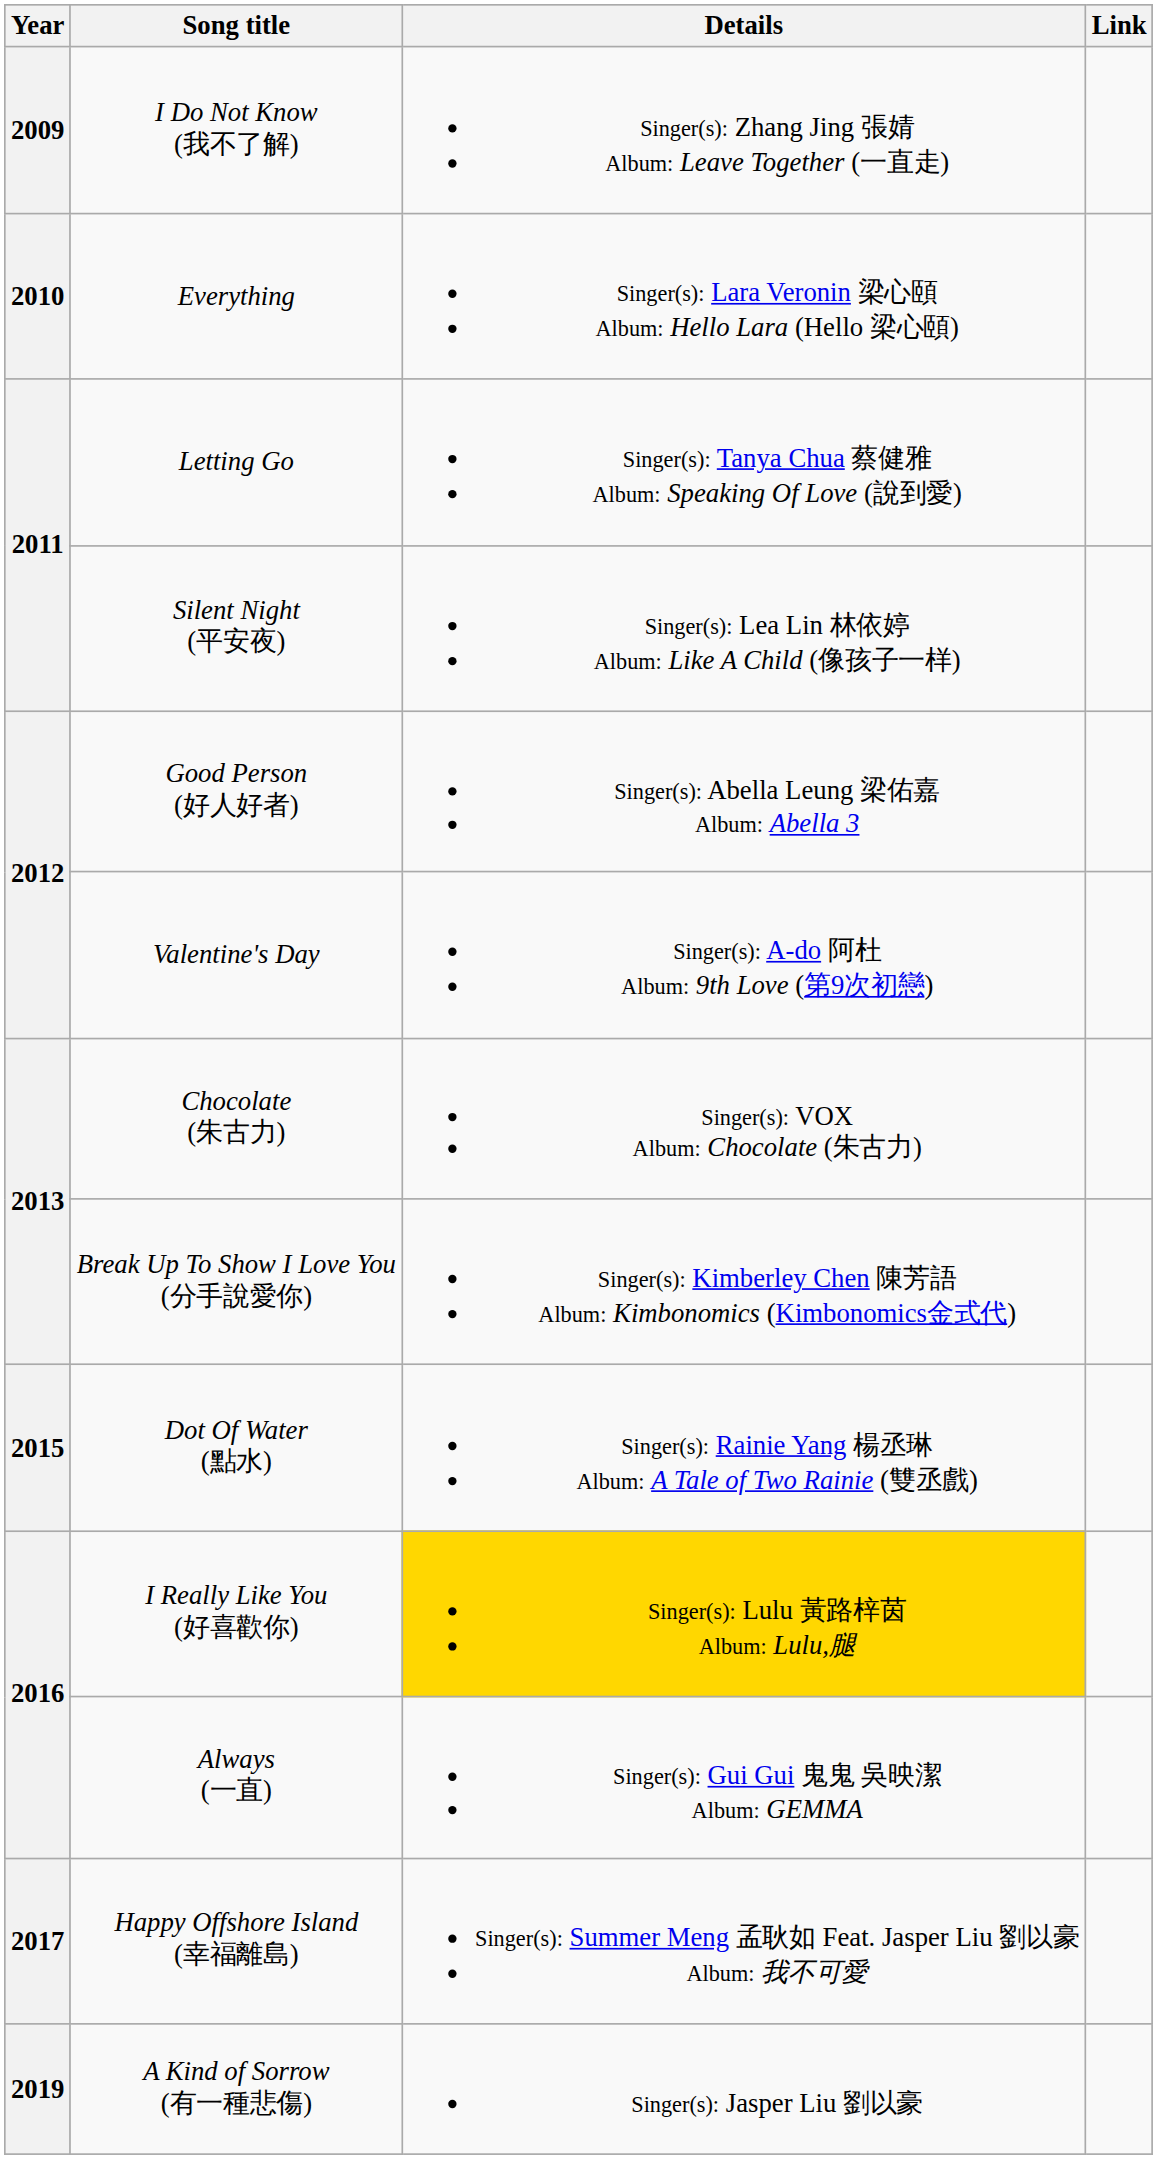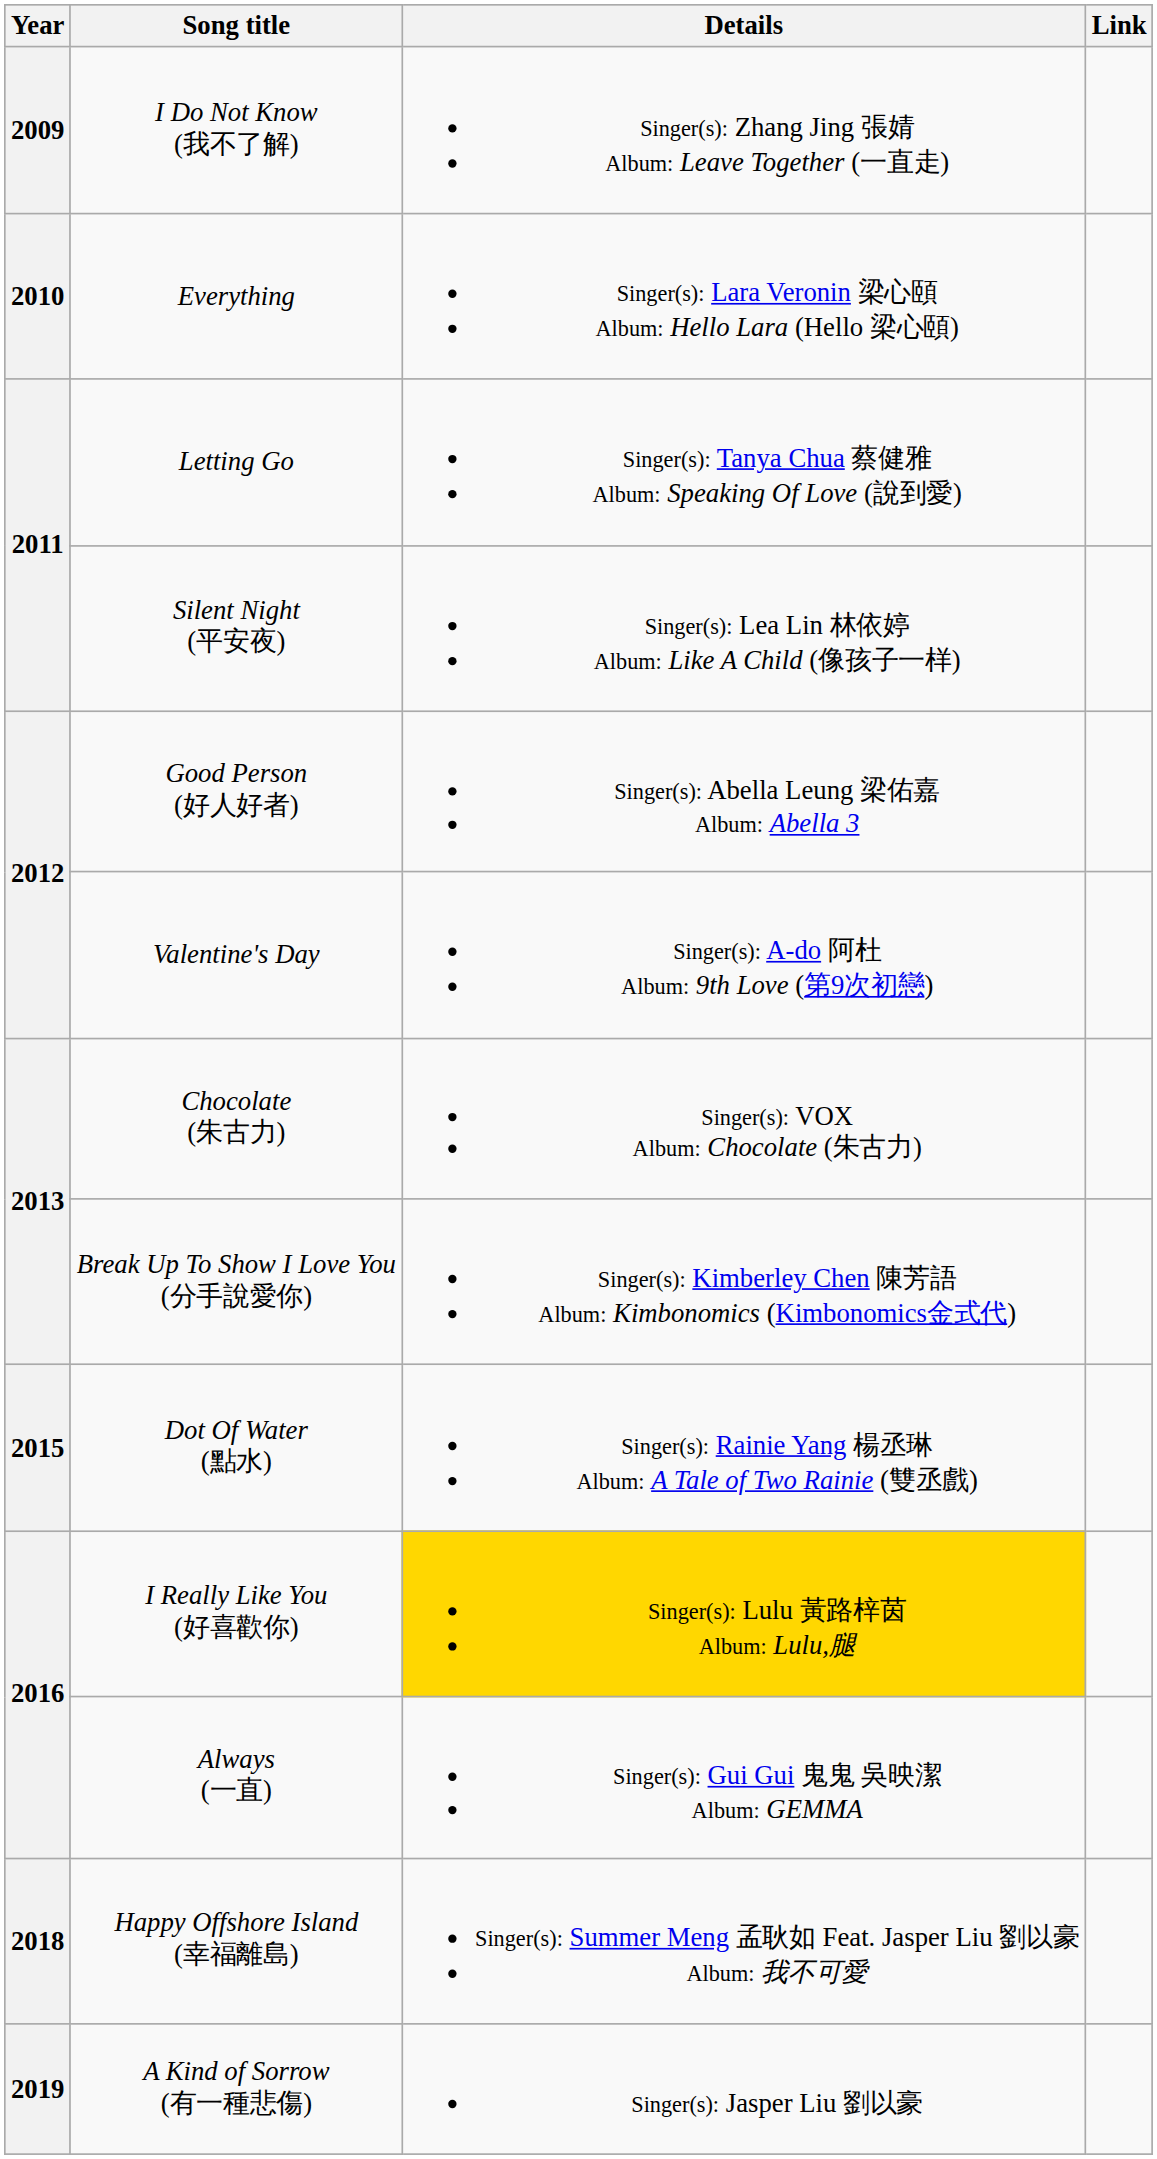(38, 1940) 2017 -> (38, 1940) 2018
